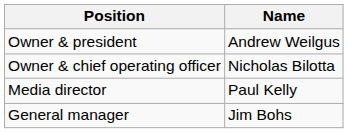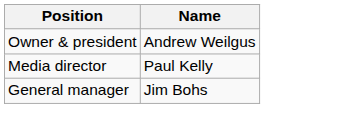- row: (114, 66)
